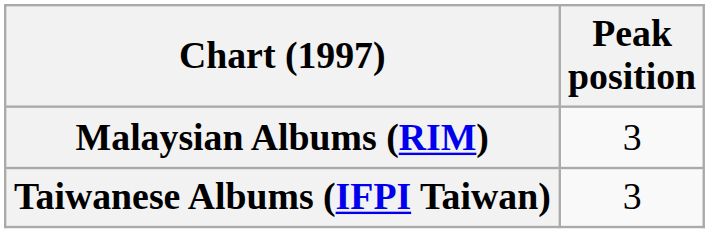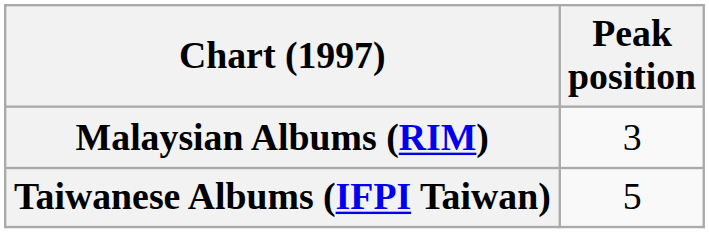(632, 196) 3 -> (632, 196) 5
